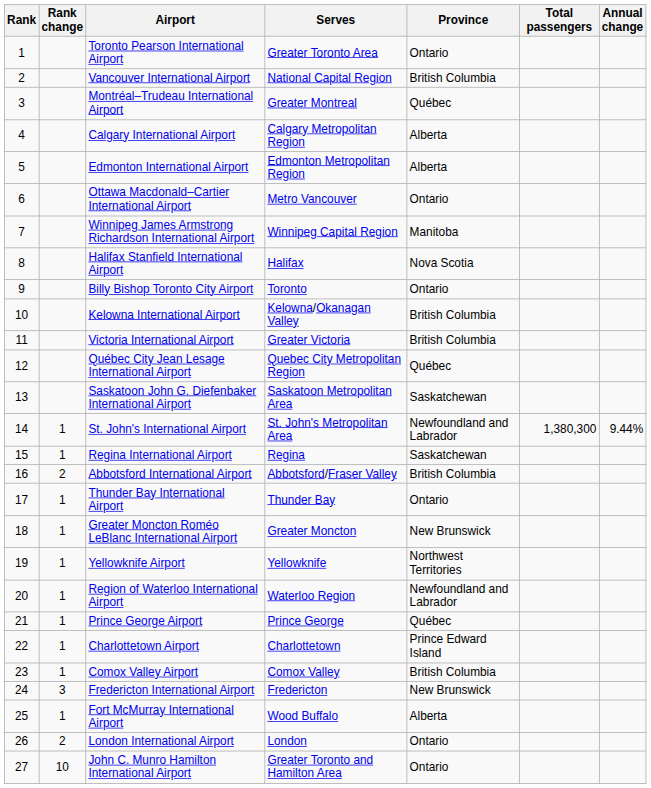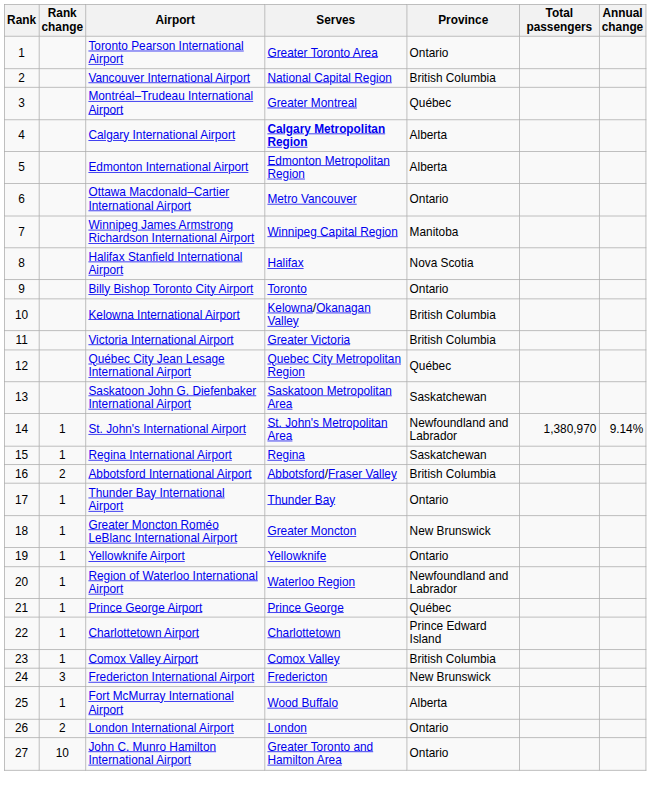(322, 135) normal -> (326, 135) bold
(570, 429) 1,380,300 -> (570, 429) 1,380,970
(626, 429) 9.44% -> (626, 429) 9.14%
(436, 563) Northwest Territories -> (429, 557) Ontario
